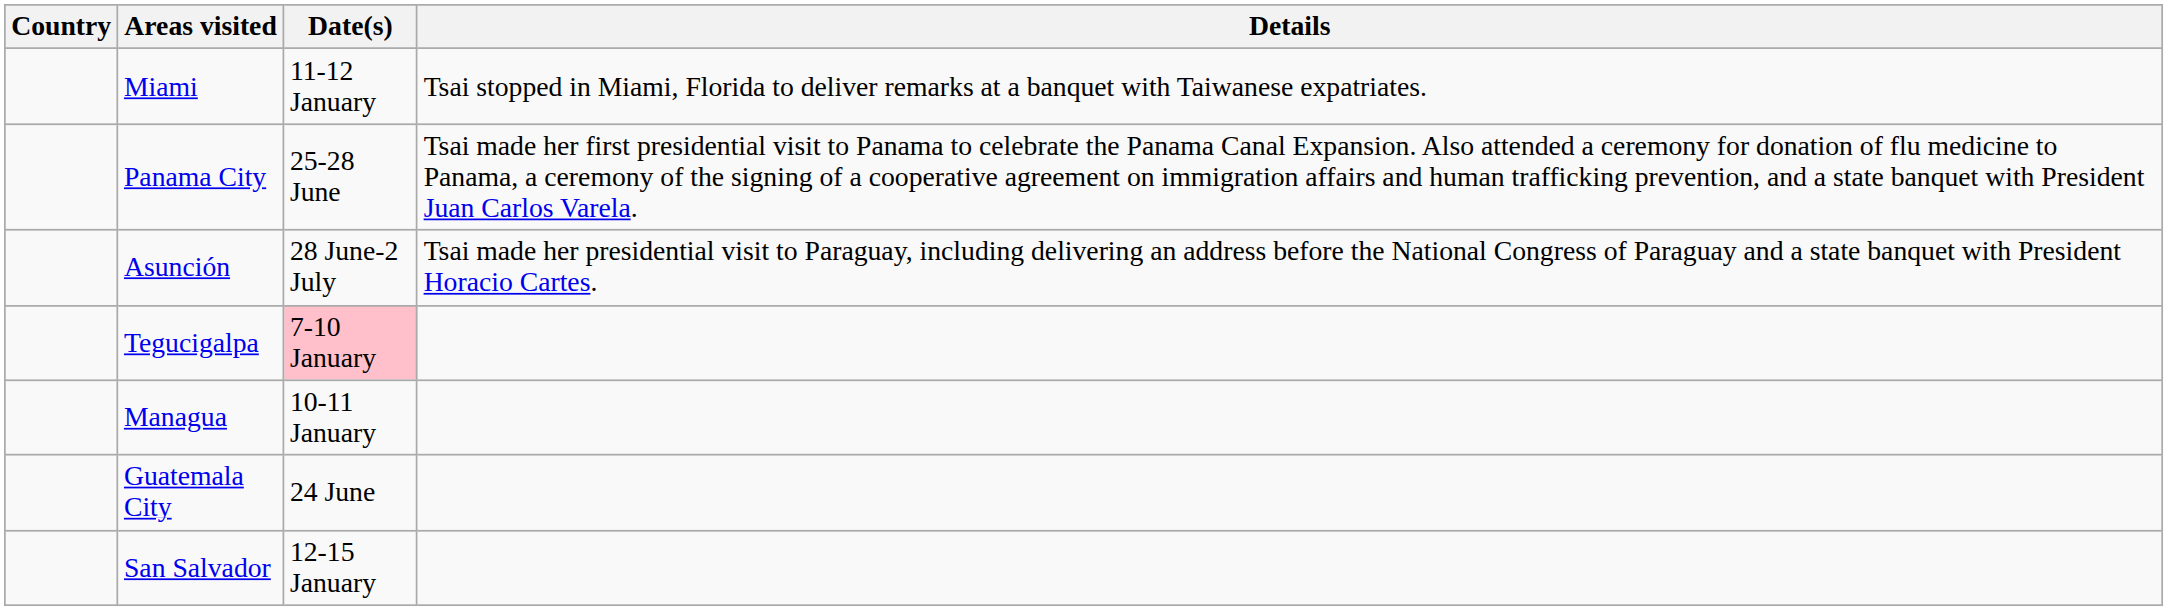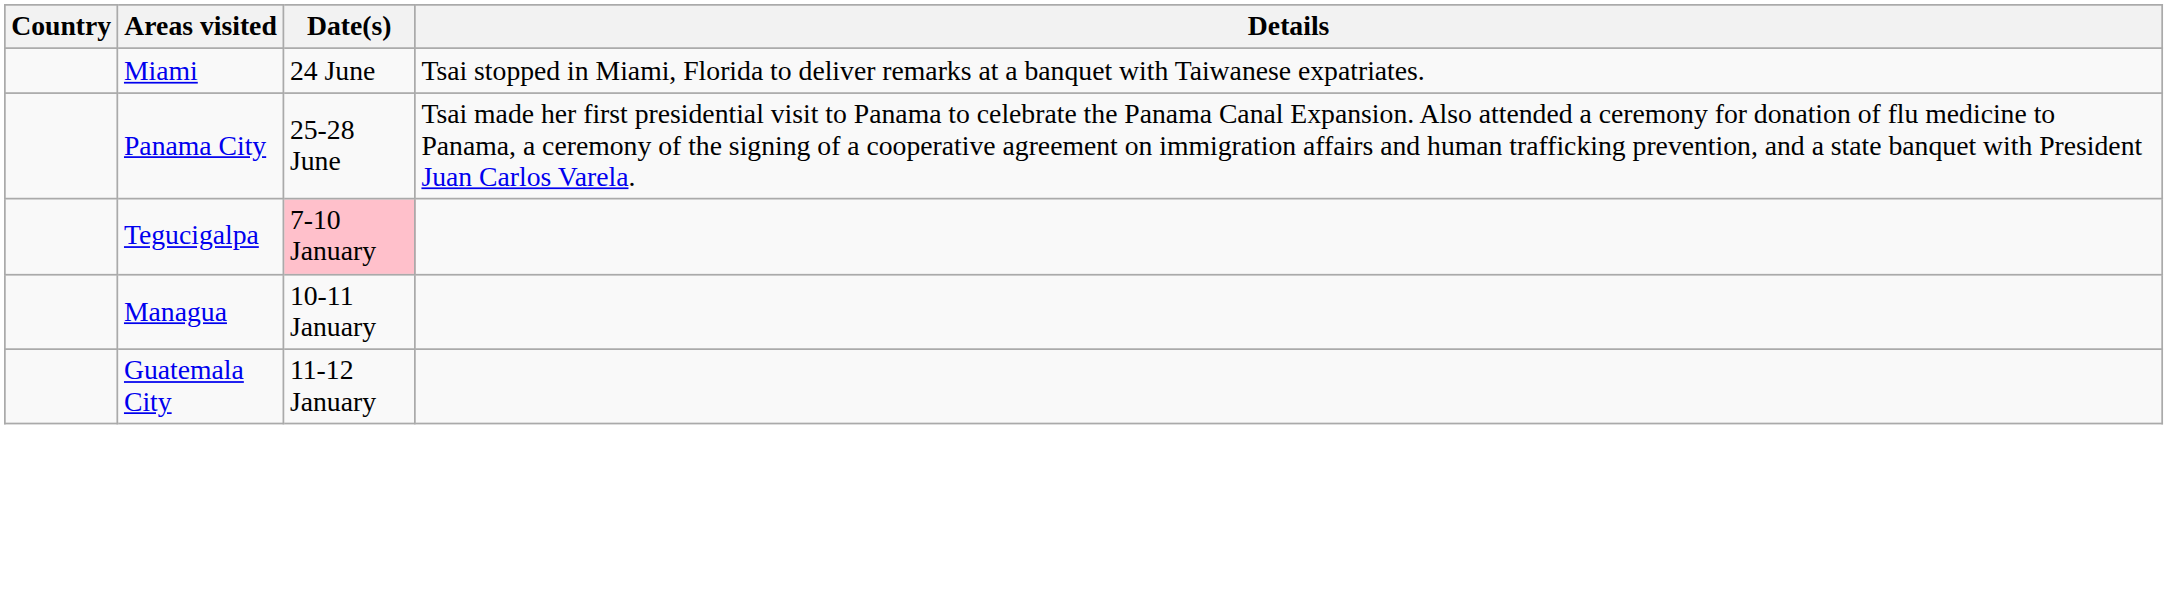(333, 85) 11-12 January -> (333, 70) 24 June
- row: (177, 267)
(333, 492) 24 June -> (333, 386) 11-12 January
- row: (197, 567)
